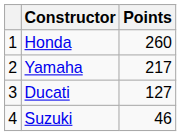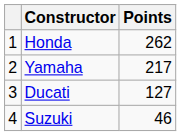(159, 43) 260 -> (159, 43) 262
